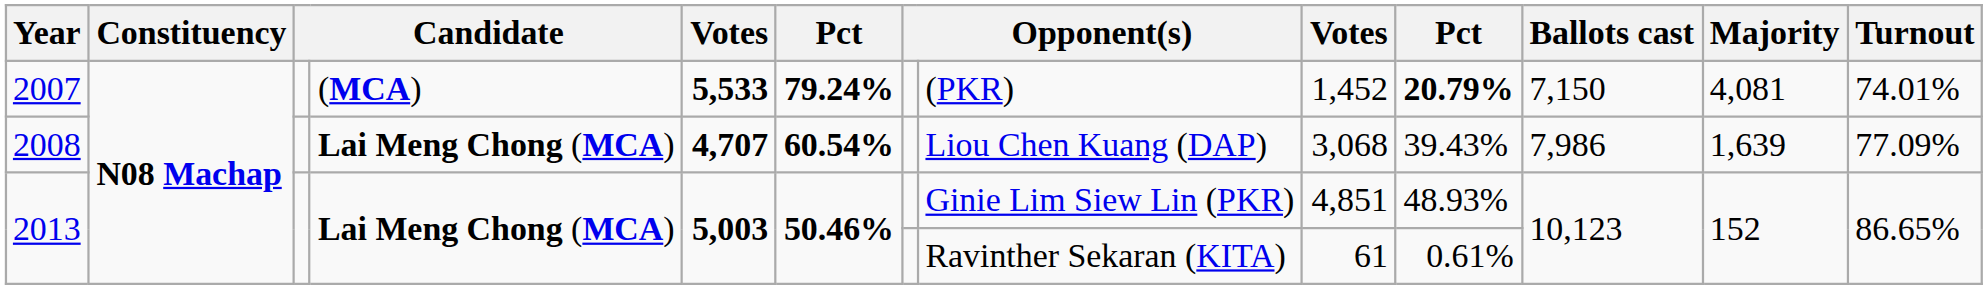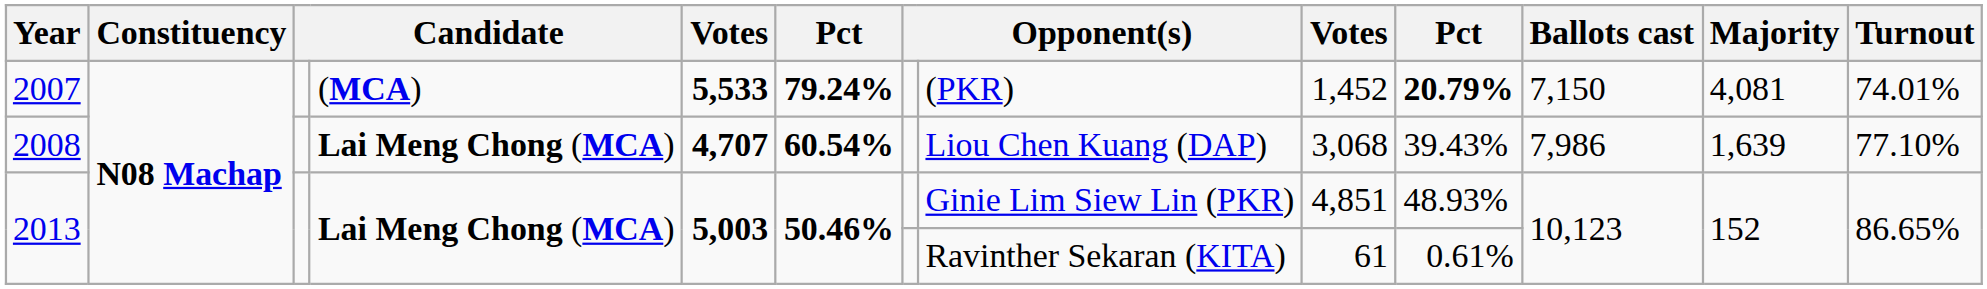(1908, 144) 77.09% -> (1908, 144) 77.10%
